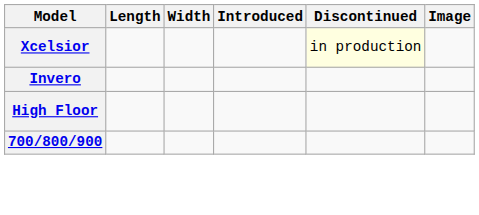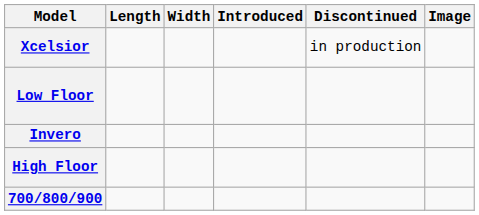(366, 48) lightyellow background -> (366, 48) no background
+ row: (55, 96)
